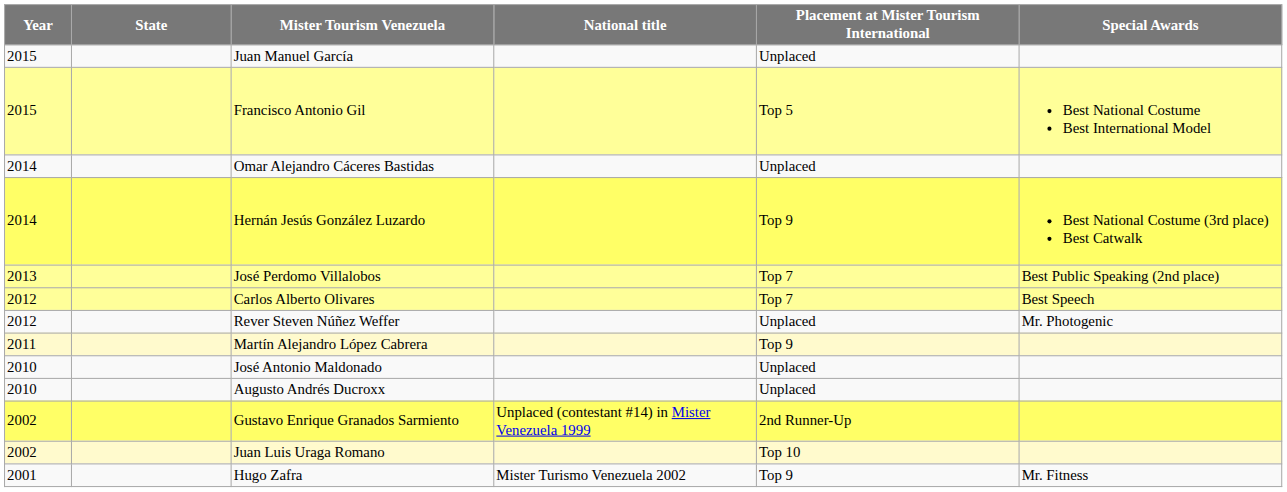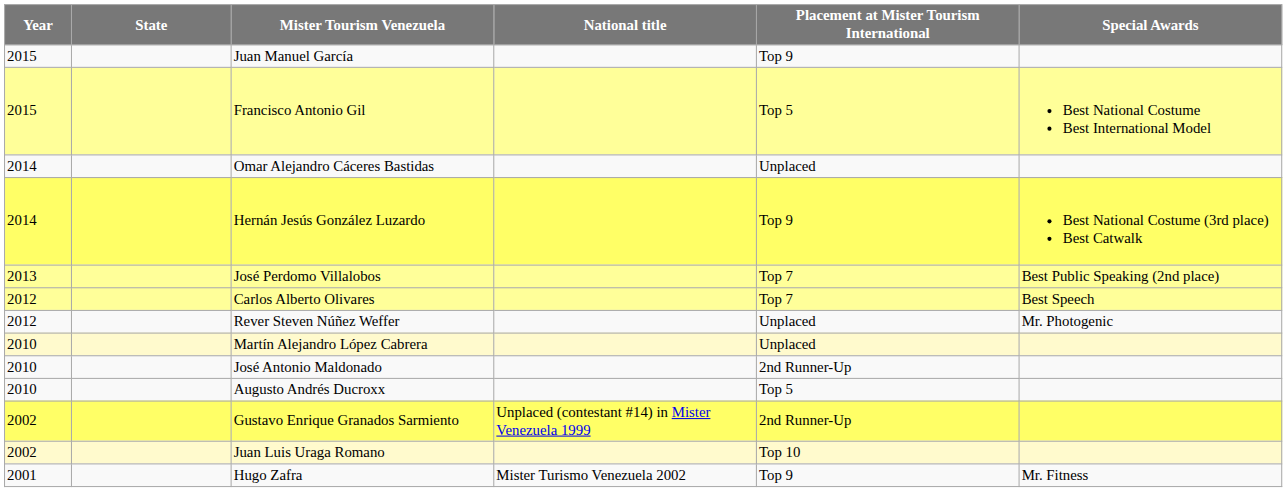(787, 55) Unplaced -> (776, 55) Top 9
(22, 343) 2011 -> (22, 343) 2010
(776, 343) Top 9 -> (787, 343) Unplaced
(787, 366) Unplaced -> (805, 366) 2nd Runner-Up
(787, 389) Unplaced -> (776, 389) Top 5
